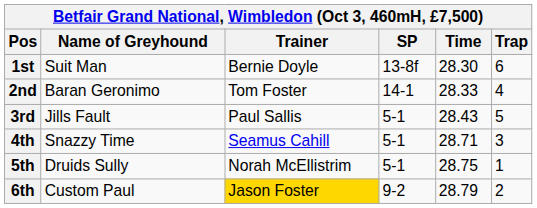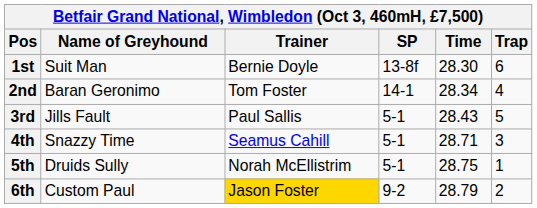(458, 91) 28.33 -> (458, 91) 28.34
